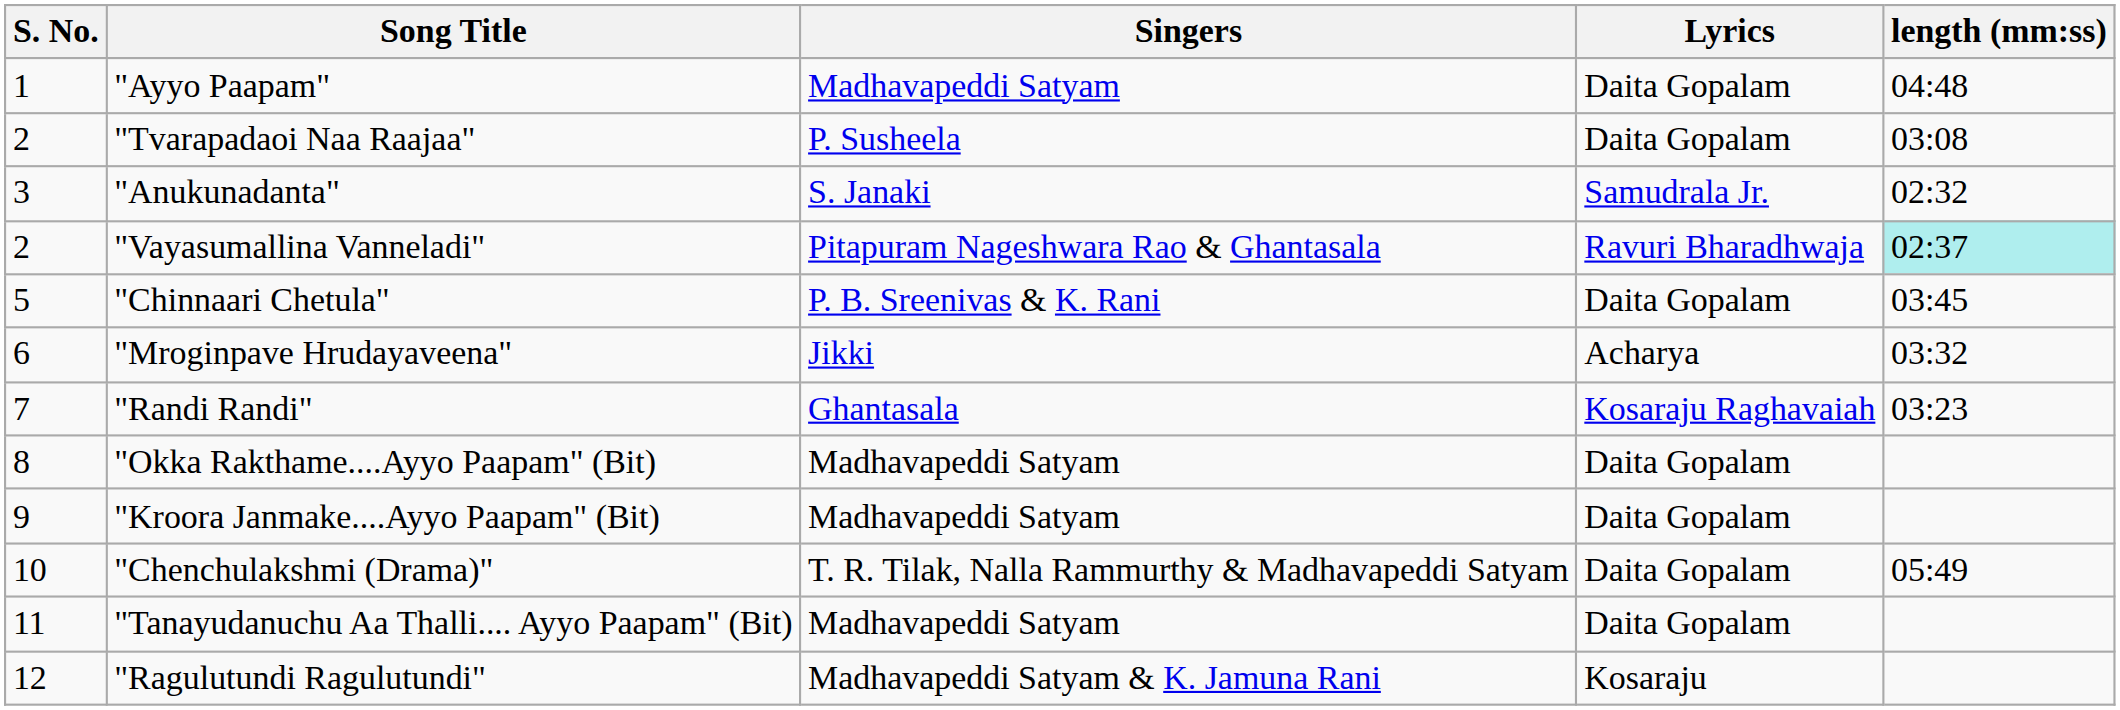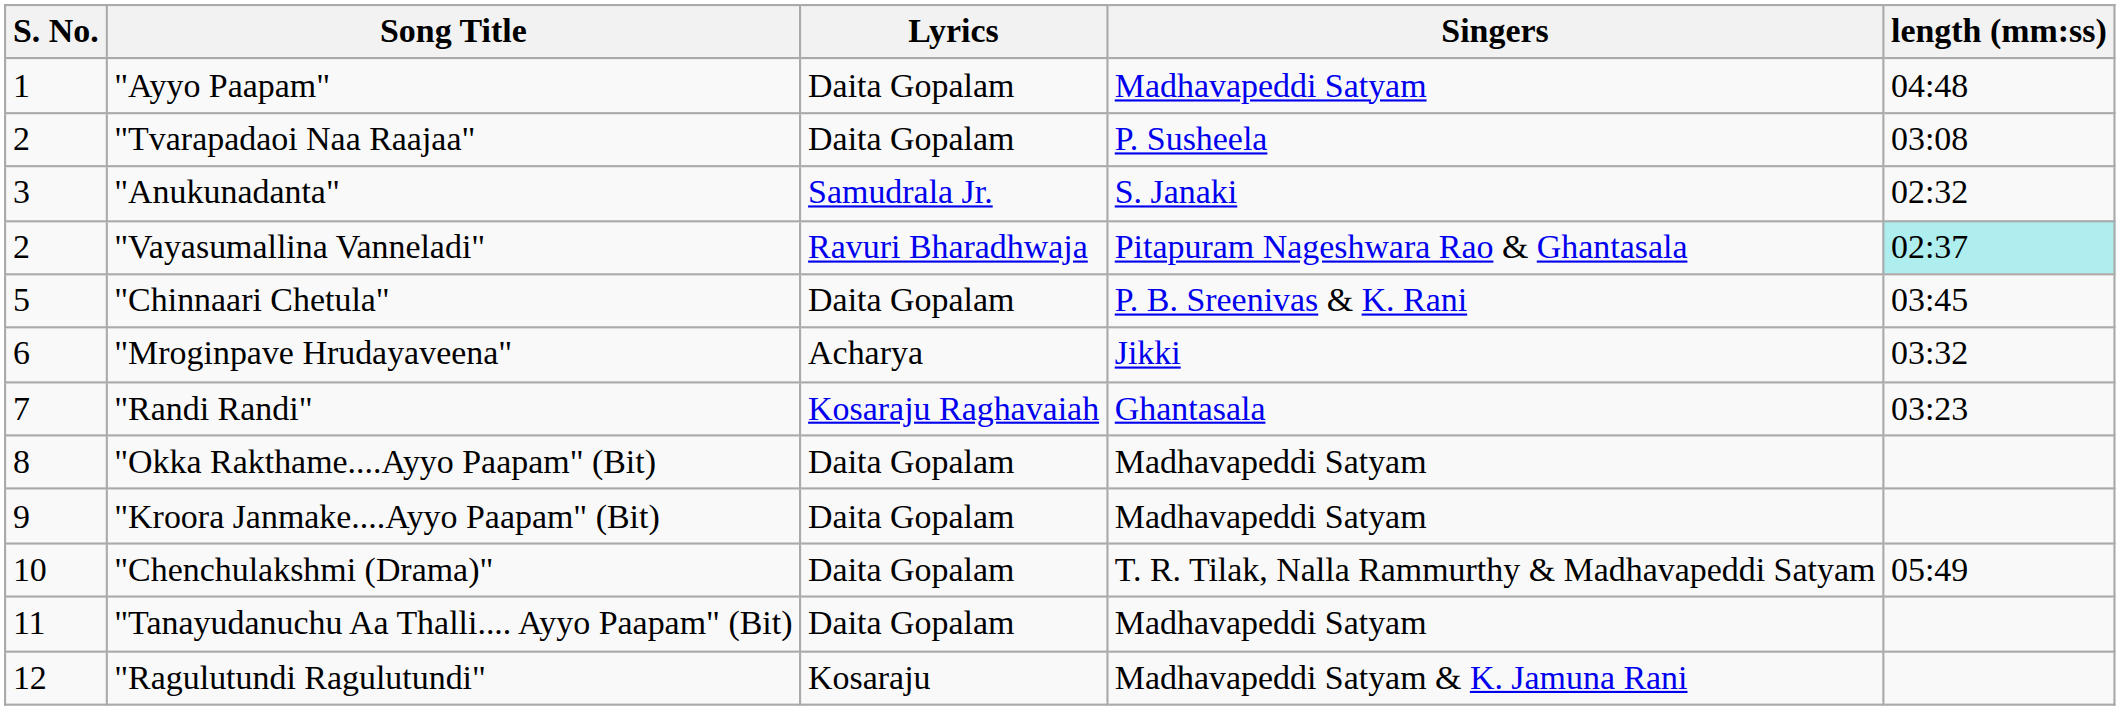columns swapped: (1188, 31) <-> (1730, 31)
